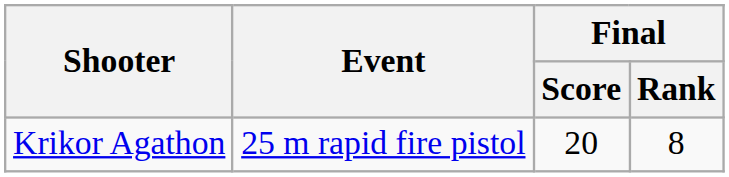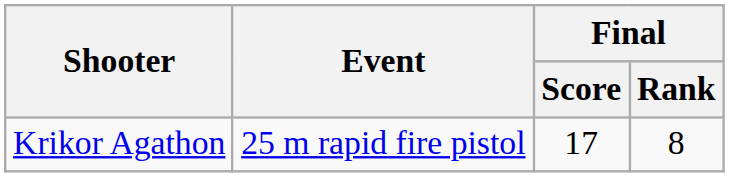(581, 143) 20 -> (581, 143) 17
